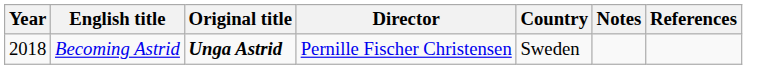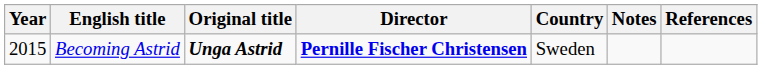(28, 49) 2018 -> (28, 49) 2015
(406, 49) normal -> (414, 49) bold
